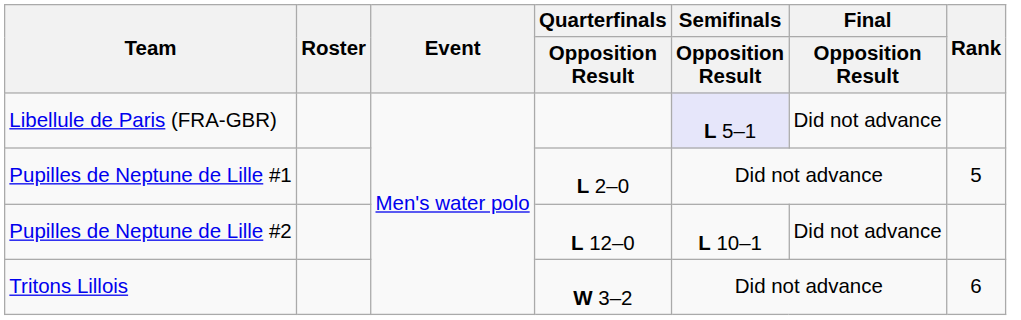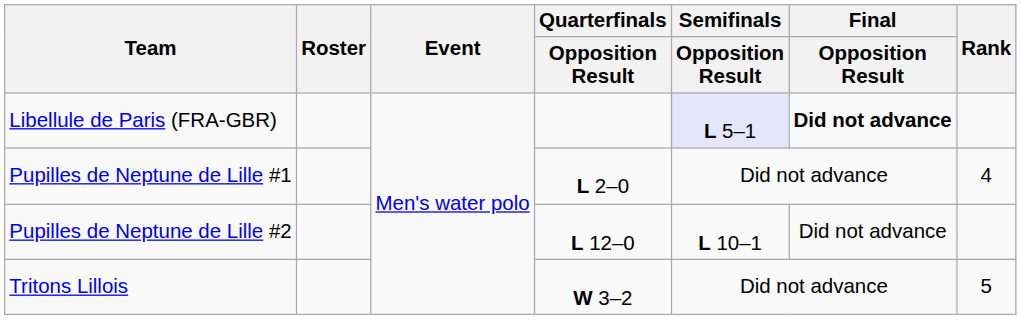(868, 120) normal -> (873, 120) bold
(976, 175) 5 -> (986, 175) 4
(976, 286) 6 -> (986, 286) 5
